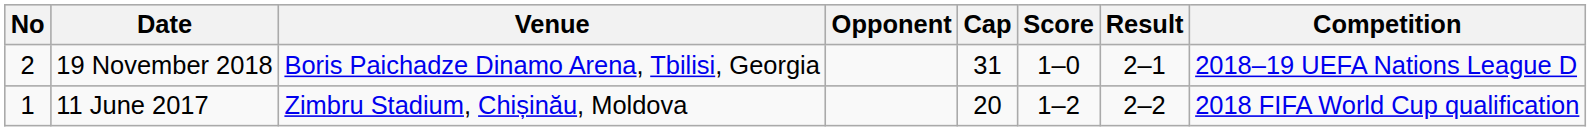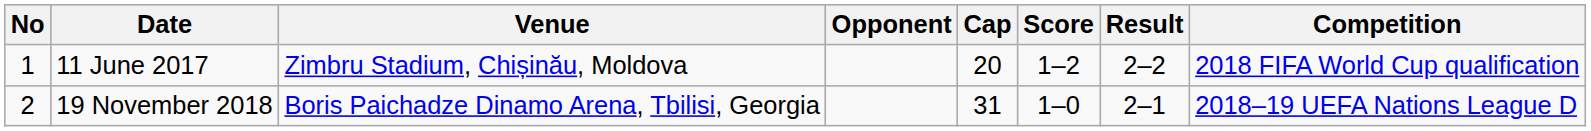rows swapped: (132, 105) <-> (164, 65)
